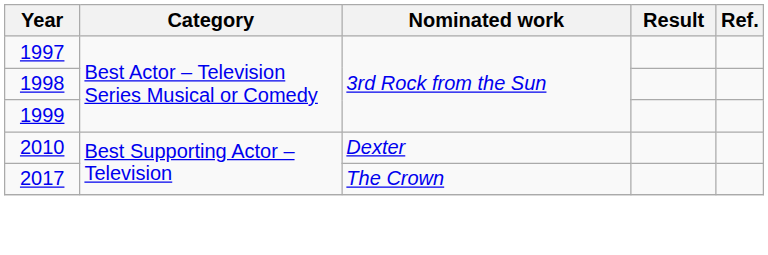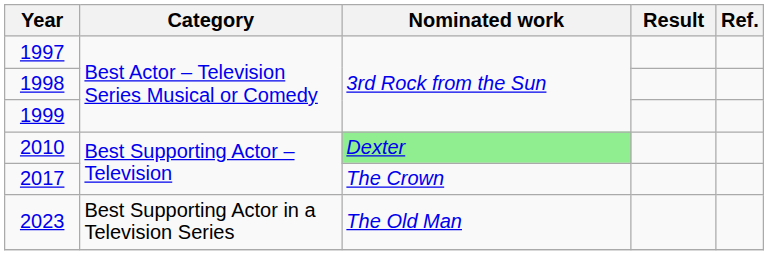(376, 147) no background -> (376, 147) lightgreen background
+ row: (42, 221)
